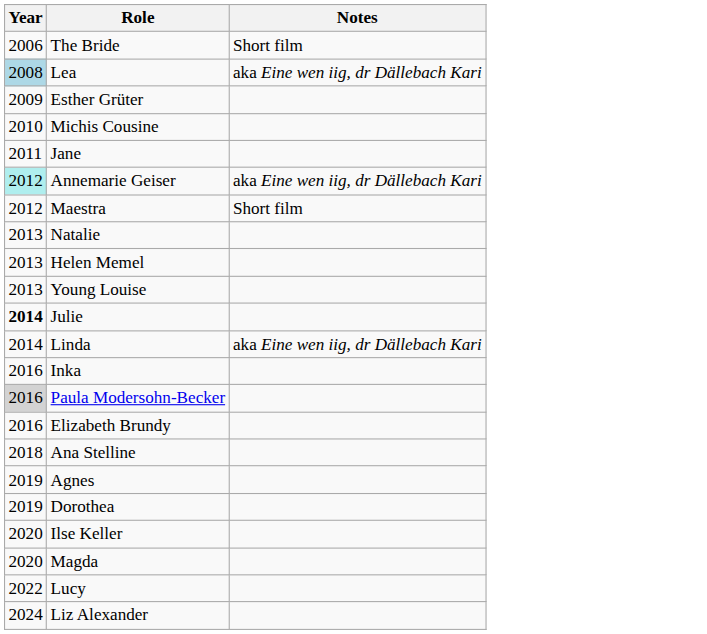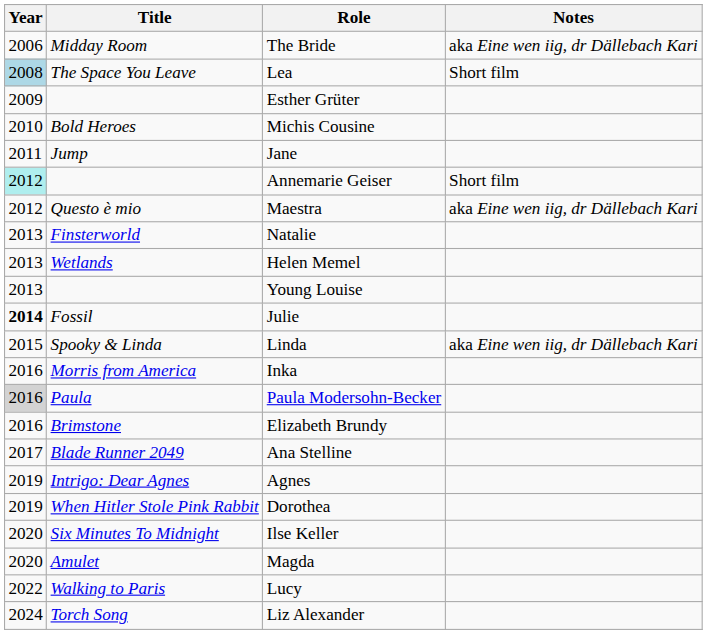+ column: (155, 18)
(268, 45) Short film -> (573, 45) aka Eine wen iig, dr Dällebach Kari
(357, 72) aka Eine wen iig, dr Dällebach Kari -> (484, 72) Short film
(357, 180) aka Eine wen iig, dr Dällebach Kari -> (484, 180) Short film
(268, 208) Short film -> (573, 208) aka Eine wen iig, dr Dällebach Kari
(26, 343) 2014 -> (26, 343) 2015
(26, 452) 2018 -> (26, 452) 2017
